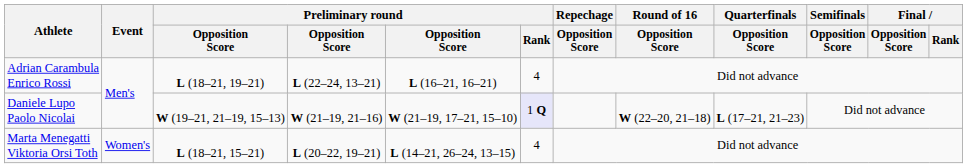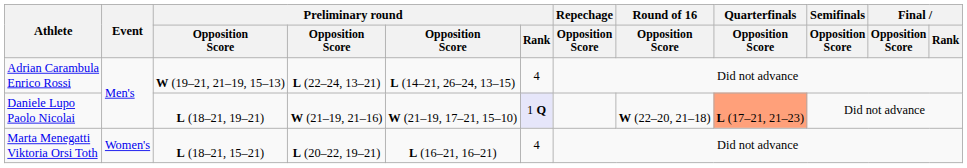(220, 83) L (18–21, 19–21) -> (220, 83) W (19–21, 21–19, 15–13)
(453, 83) L (16–21, 16–21) -> (453, 83) L (14–21, 26–24, 13–15)
(220, 118) W (19–21, 21–19, 15–13) -> (220, 118) L (18–21, 19–21)
(760, 118) no background -> (760, 118) lightsalmon background
(453, 153) L (14–21, 26–24, 13–15) -> (453, 153) L (16–21, 16–21)
